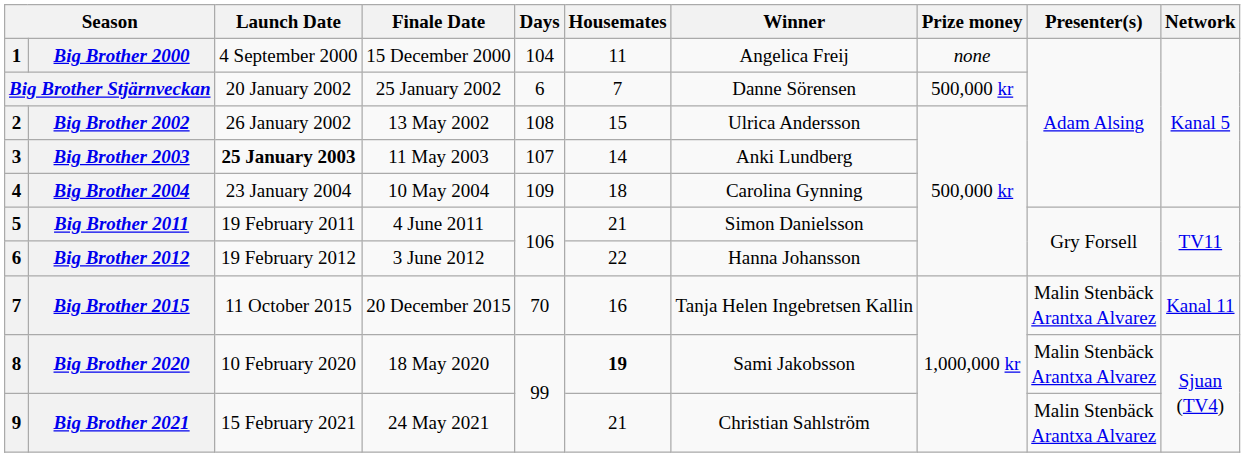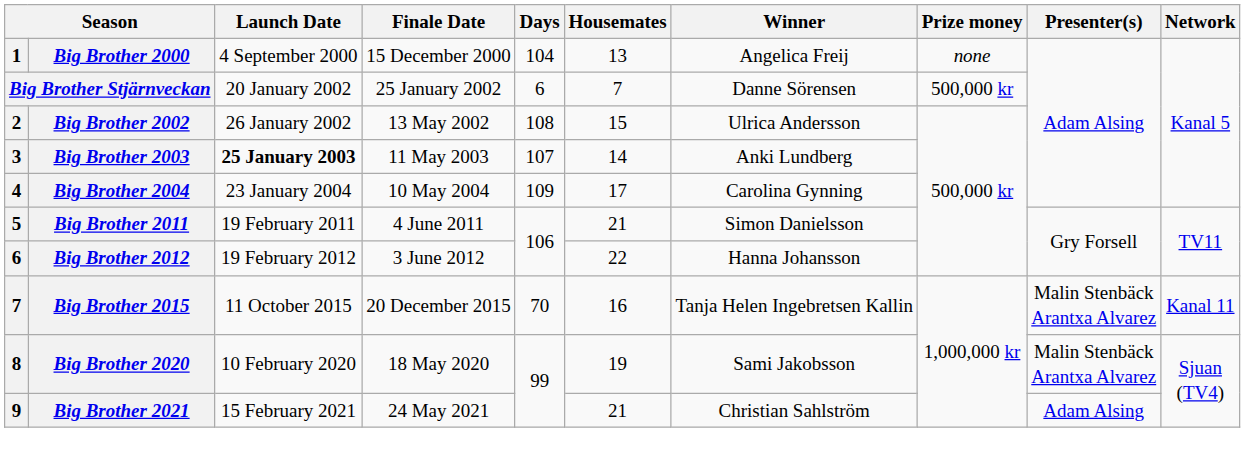(618, 55) 11 -> (618, 55) 13
(618, 190) 18 -> (618, 190) 17
(618, 363) bold -> (618, 363) normal
(1094, 422) Malin Stenbäck Arantxa Alvarez -> (1094, 409) Adam Alsing
